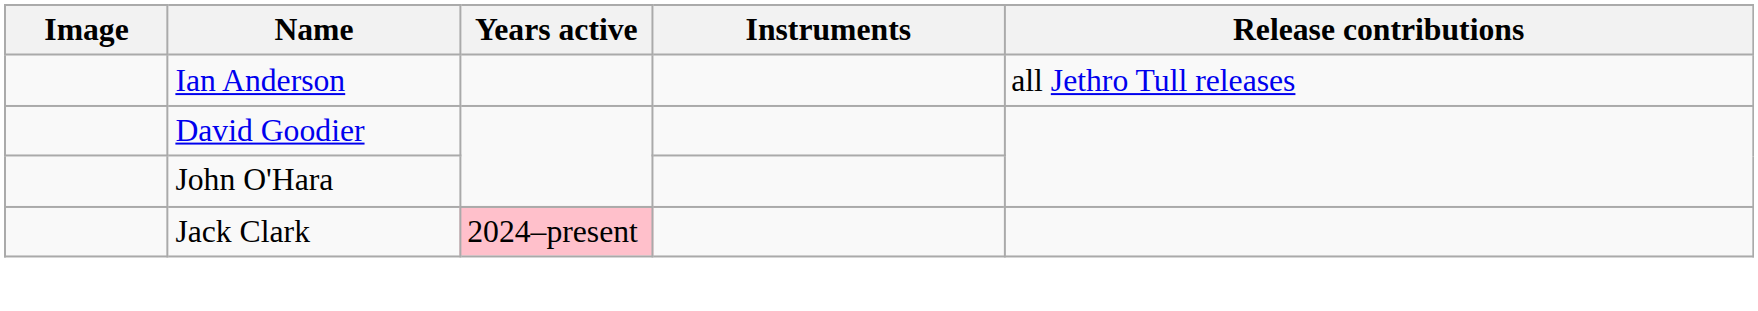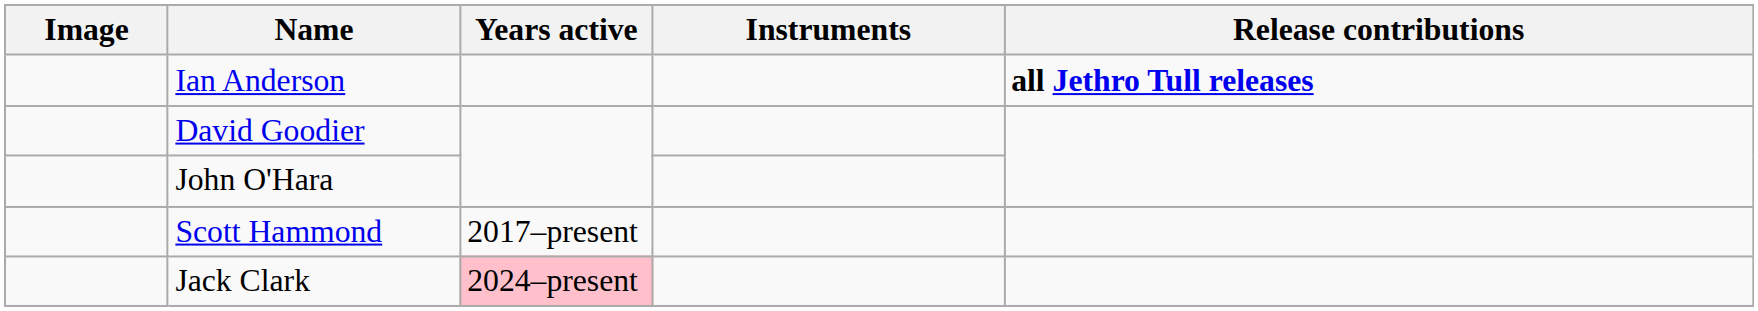(1153, 79) normal -> (1162, 79) bold
+ row: (279, 230)
